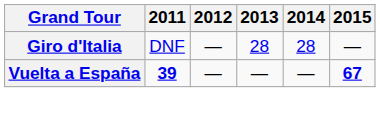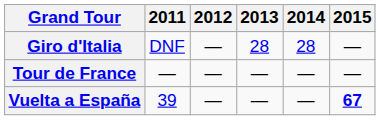+ row: (74, 73)
(167, 73) bold -> (167, 100) normal
